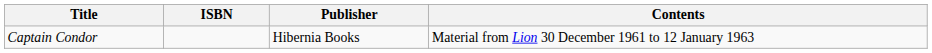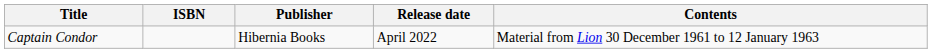+ column: (434, 15)
